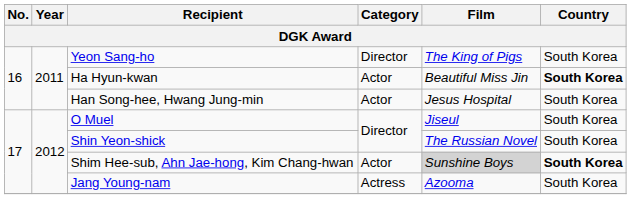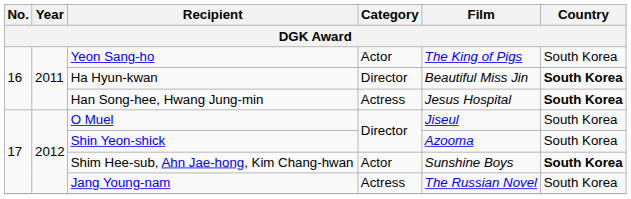(384, 57) Director -> (376, 57) Actor
(376, 78) Actor -> (384, 78) Director
(376, 99) Actor -> (383, 99) Actress
(581, 99) normal -> (583, 99) bold
(481, 141) The Russian Novel -> (449, 141) Azooma
(469, 162) lightgrey background -> (469, 162) no background
(449, 183) Azooma -> (481, 183) The Russian Novel
